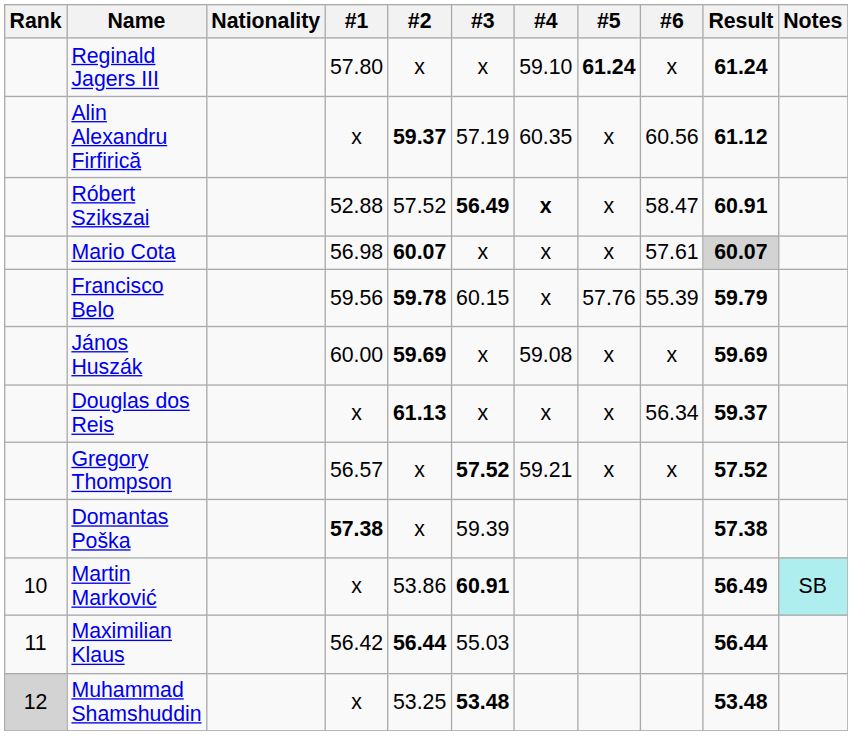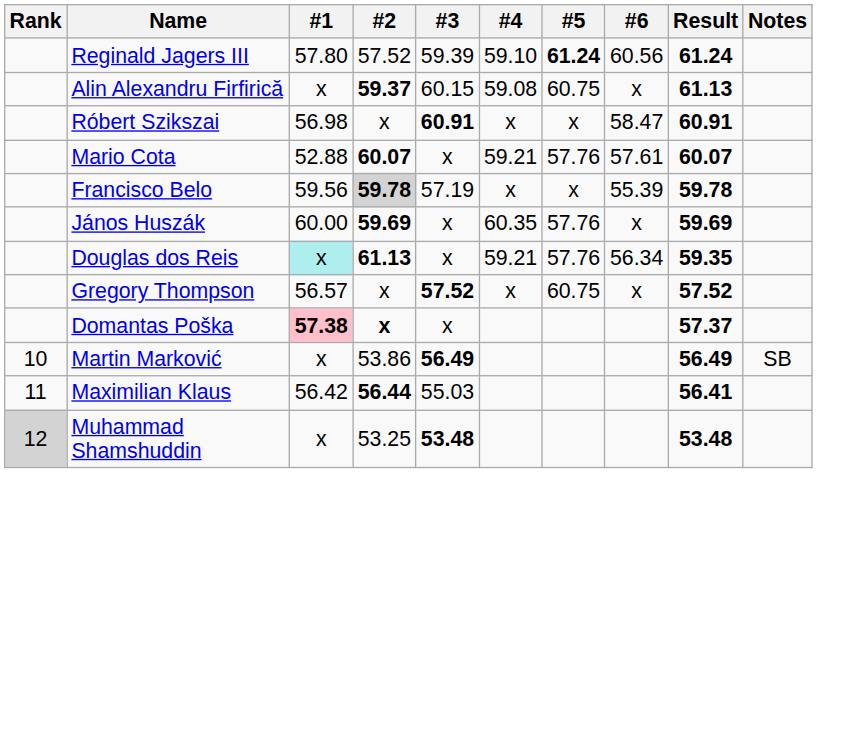- column: (266, 21)
(420, 67) x -> (384, 55) 57.52
(483, 67) x -> (447, 55) 59.39
(672, 67) x -> (637, 55) 60.56
(483, 136) 57.19 -> (447, 88) 60.15
(546, 136) 60.35 -> (511, 88) 59.08
(609, 136) x -> (574, 88) 60.75
(672, 136) 60.56 -> (637, 88) x
(741, 136) 61.12 -> (706, 88) 61.13
(357, 206) 52.88 -> (321, 122) 56.98
(420, 206) 57.52 -> (384, 122) x
(483, 206) 56.49 -> (447, 122) 60.91
(546, 206) bold -> (511, 122) normal
(357, 252) 56.98 -> (321, 156) 52.88
(546, 252) x -> (511, 156) 59.21
(609, 252) x -> (574, 156) 57.76
(741, 252) lightgrey background -> (706, 156) no background
(420, 297) no background -> (384, 190) lightgrey background
(483, 297) 60.15 -> (447, 190) 57.19
(609, 297) 57.76 -> (574, 190) x
(741, 297) 59.79 -> (706, 190) 59.78
(546, 355) 59.08 -> (511, 223) 60.35
(609, 355) x -> (574, 223) 57.76
(357, 413) no background -> (321, 257) paleturquoise background
(546, 413) x -> (511, 257) 59.21
(609, 413) x -> (574, 257) 57.76
(741, 413) 59.37 -> (706, 257) 59.35
(546, 470) 59.21 -> (511, 291) x
(609, 470) x -> (574, 291) 60.75
(357, 528) no background -> (321, 325) pink background
(420, 528) normal -> (384, 325) bold
(483, 528) 59.39 -> (447, 325) x
(741, 528) 57.38 -> (706, 325) 57.37
(483, 586) 60.91 -> (447, 358) 56.49
(813, 586) paleturquoise background -> (777, 358) no background
(741, 643) 56.44 -> (706, 392) 56.41
